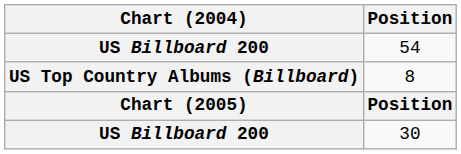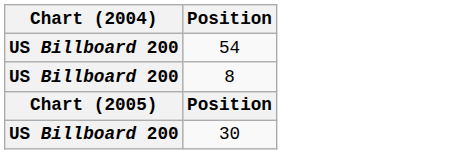(184, 77) US Top Country Albums (Billboard) -> (94, 77) US Billboard 200
